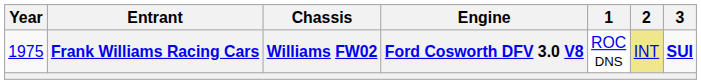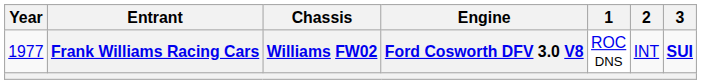(26, 51) 1975 -> (26, 51) 1977
(646, 51) khaki background -> (646, 51) no background
